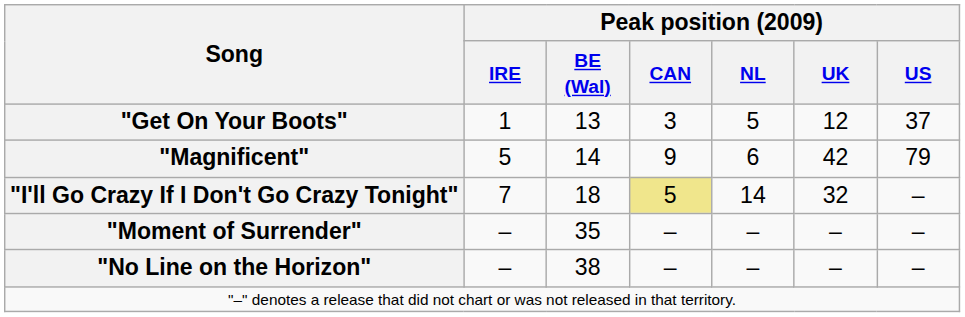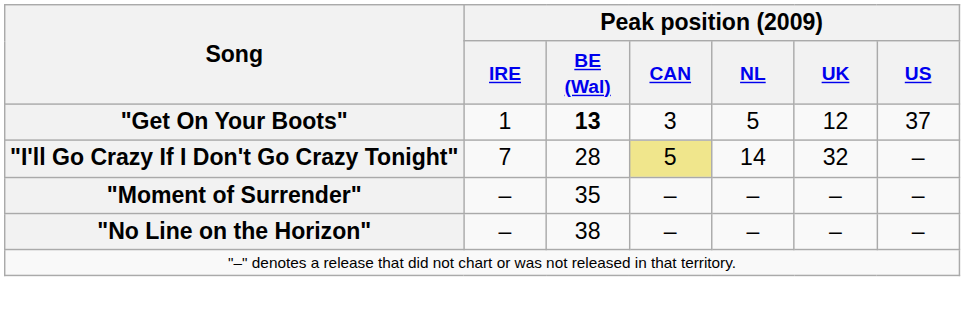(588, 121) normal -> (588, 121) bold
- row: (234, 158)
(588, 194) 18 -> (588, 158) 28
